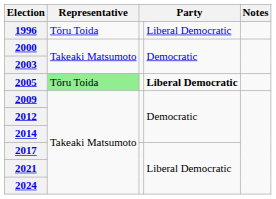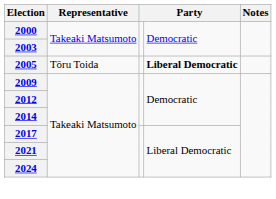- row: (26, 30)
(74, 82) lightgreen background -> (74, 64) no background
